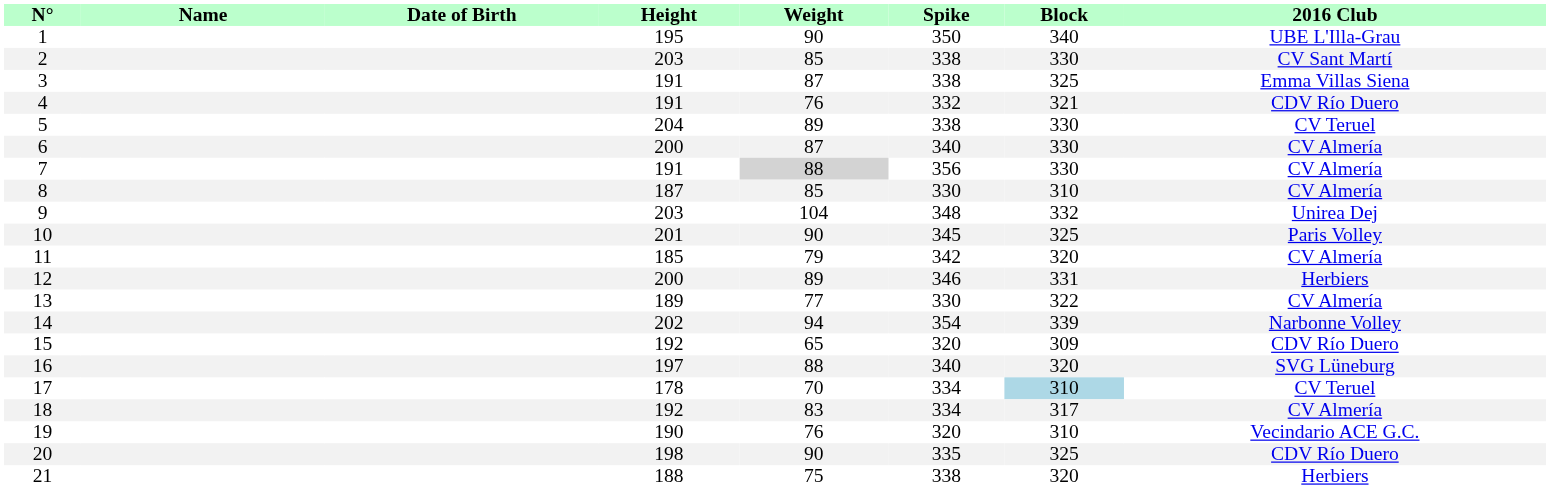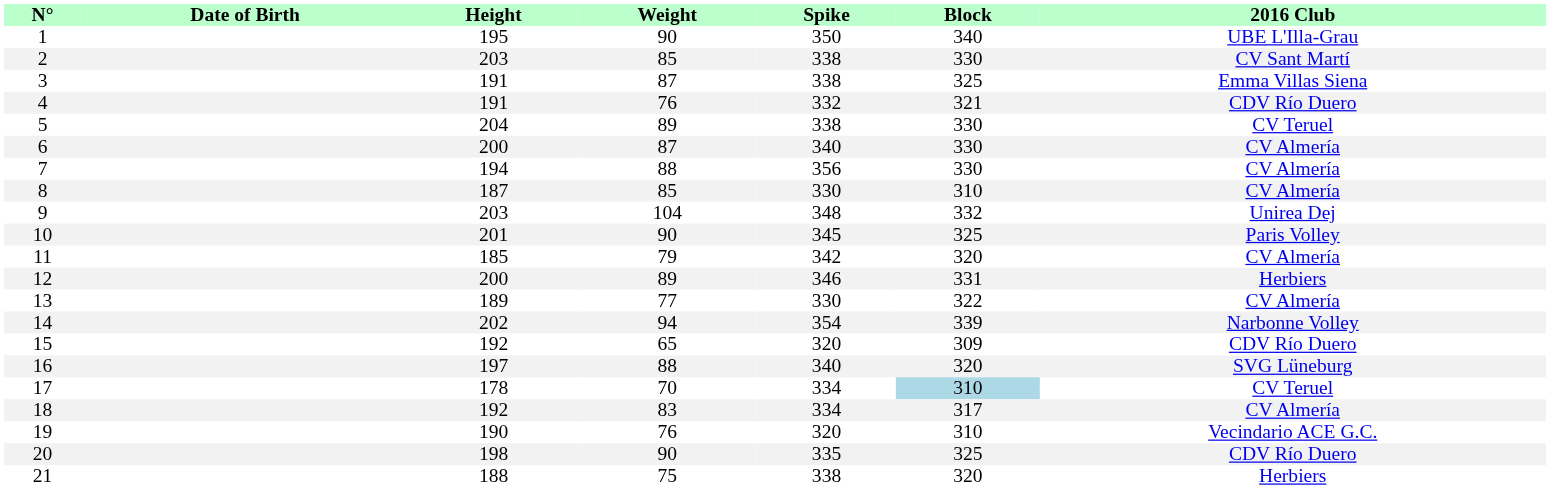- column: (203, 14)
(669, 168) 191 -> (494, 168) 194
(814, 168) lightgrey background -> (667, 168) no background
